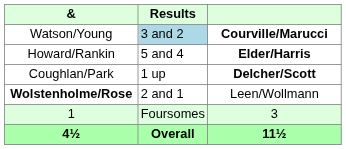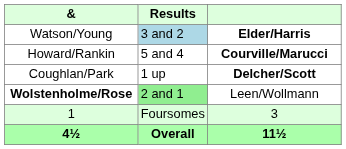(274, 34) Courville/Marucci -> (274, 34) Elder/Harris
(274, 54) Elder/Harris -> (274, 54) Courville/Marucci
(162, 94) no background -> (162, 94) lightgreen background
